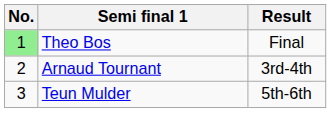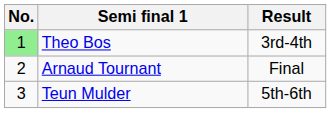(287, 42) Final -> (287, 42) 3rd-4th
(287, 68) 3rd-4th -> (287, 68) Final
